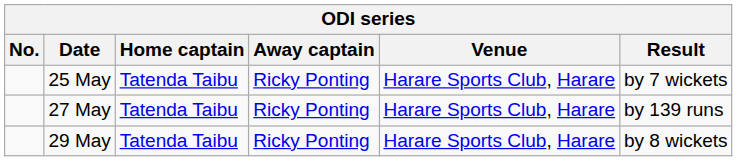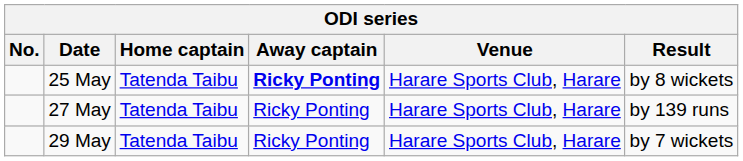(311, 79) normal -> (317, 79) bold
(676, 79) by 7 wickets -> (681, 79) by 8 wickets
(676, 140) by 8 wickets -> (681, 140) by 7 wickets
